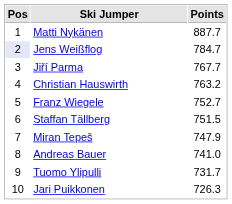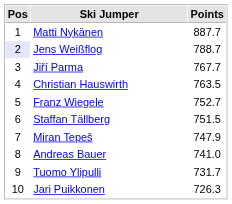(207, 50) 784.7 -> (207, 50) 788.7
(207, 85) 763.2 -> (207, 85) 763.5
